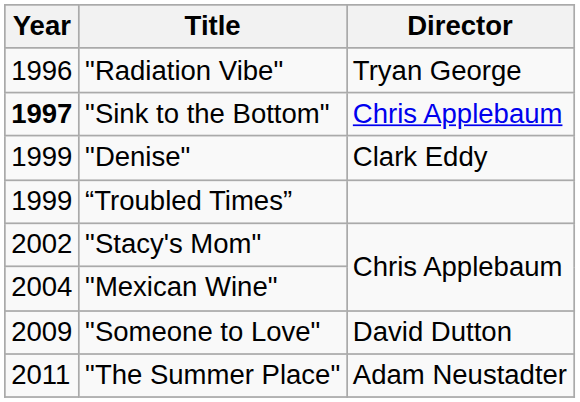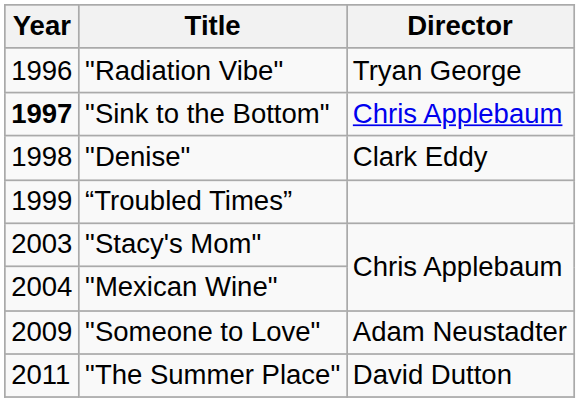(42, 157) 1999 -> (42, 157) 1998
(42, 244) 2002 -> (42, 244) 2003
(432, 331) David Dutton -> (460, 331) Adam Neustadter
(460, 375) Adam Neustadter -> (432, 375) David Dutton
